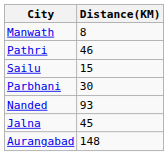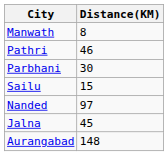rows swapped: (34, 86) <-> (24, 68)
(86, 105) 93 -> (86, 105) 97
